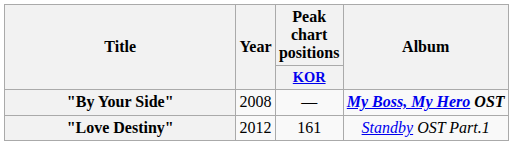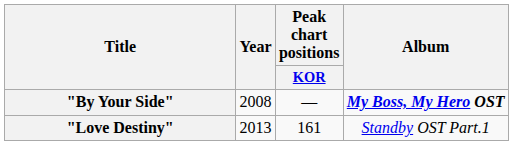(256, 127) 2012 -> (256, 127) 2013
